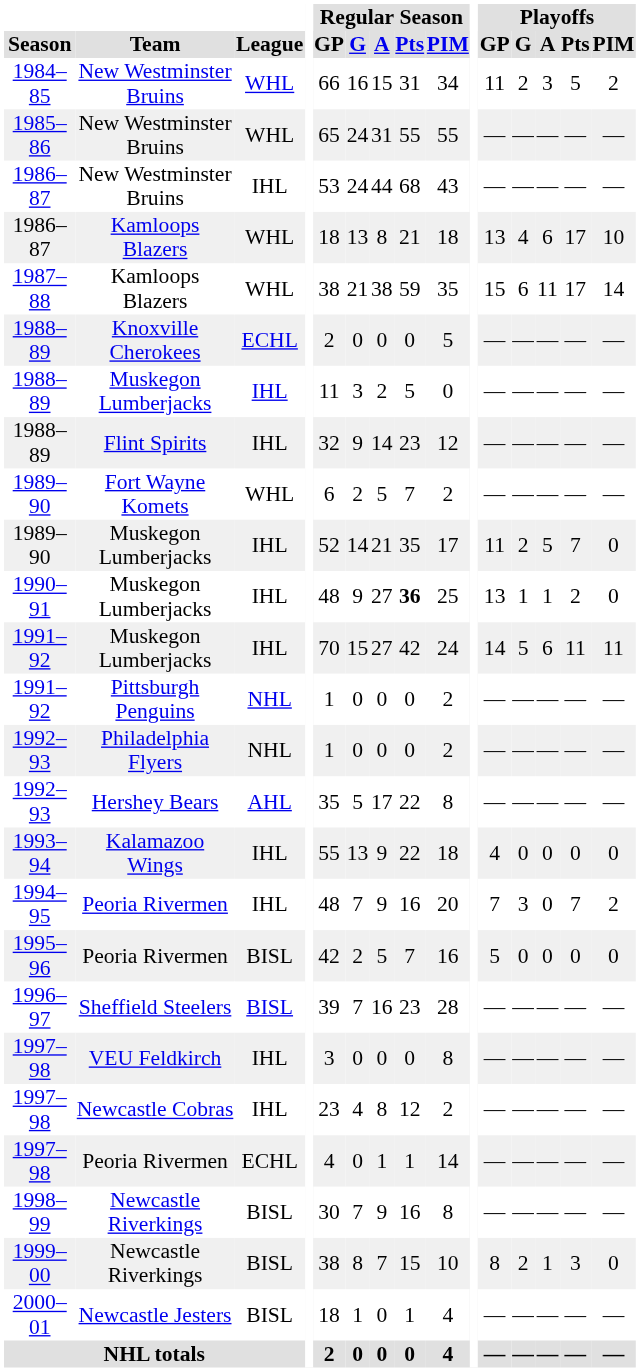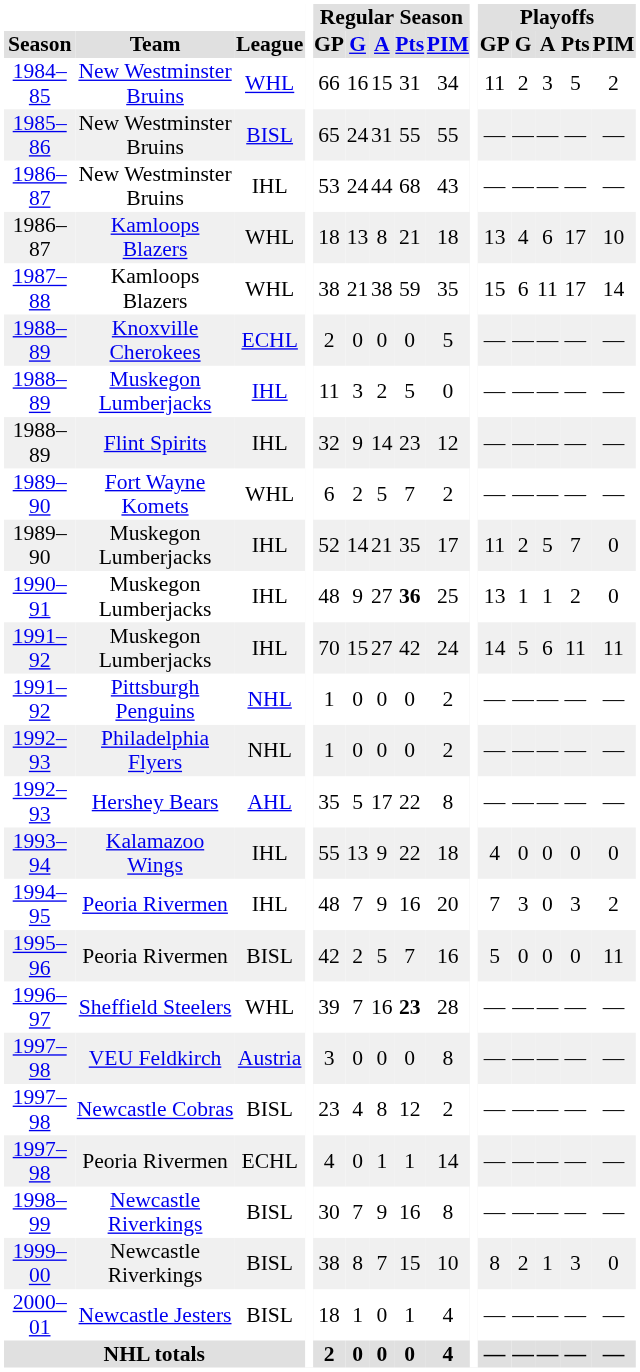(270, 134) WHL -> (270, 134) BISL
(575, 904) 7 -> (575, 904) 3
(613, 955) 0 -> (613, 955) 11
(270, 1006) BISL -> (270, 1006) WHL
(410, 1006) normal -> (410, 1006) bold
(270, 1058) IHL -> (270, 1058) Austria
(270, 1109) IHL -> (270, 1109) BISL
